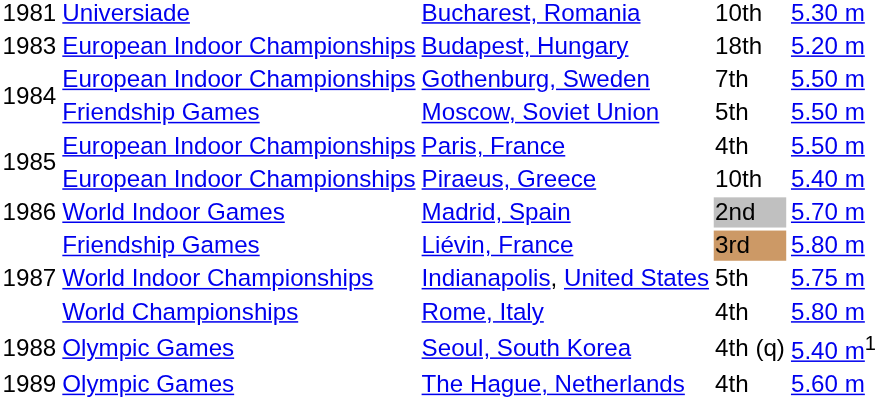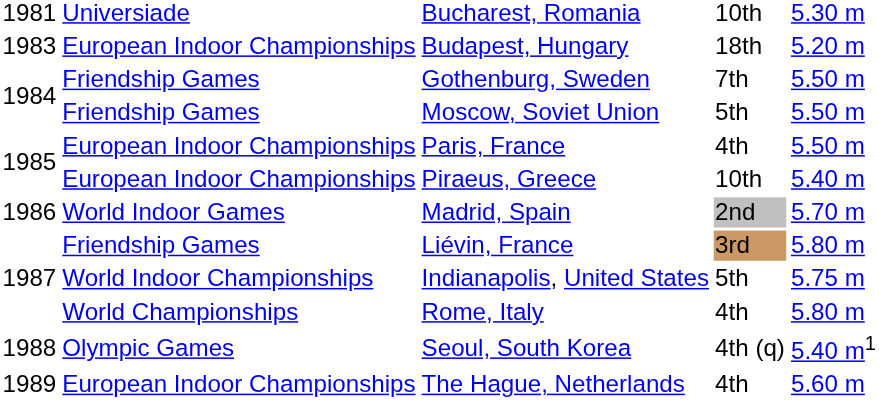(239, 79) European Indoor Championships -> (161, 79) Friendship Games
(148, 384) Olympic Games -> (239, 384) European Indoor Championships
